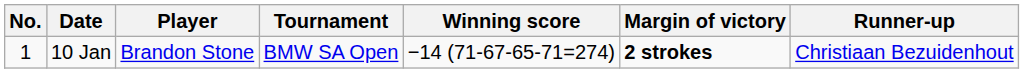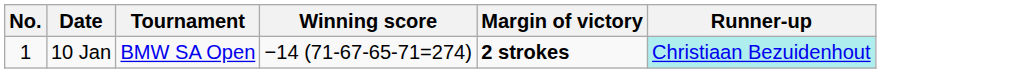- column: (187, 21)
(904, 52) no background -> (761, 52) paleturquoise background
